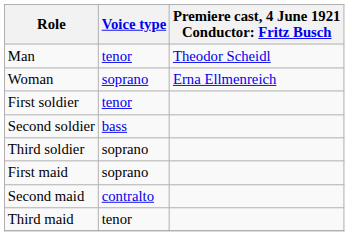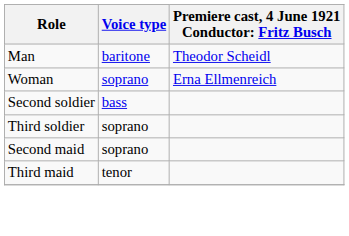(117, 56) tenor -> (126, 56) baritone
- row: (43, 102)
- row: (38, 172)
(128, 196) contralto -> (125, 149) soprano
